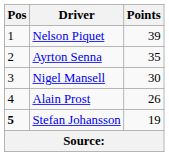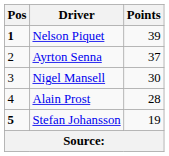(11, 36) normal -> (11, 36) bold
(154, 57) 35 -> (154, 57) 37
(154, 99) 26 -> (154, 99) 28
